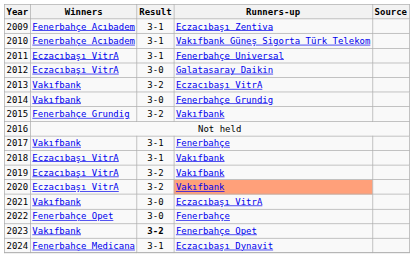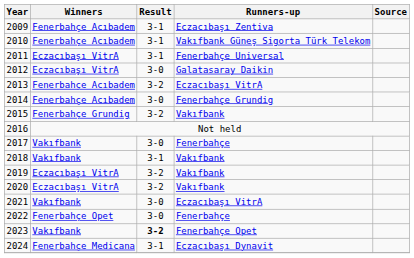(57, 85) Vakıfbank -> (84, 85) Fenerbahçe Acıbadem
(57, 99) Vakıfbank -> (84, 99) Fenerbahçe Acıbadem
(155, 143) 3-1 -> (155, 143) 3-0
(76, 158) Eczacıbaşı VitrA -> (57, 158) Vakıfbank
(200, 187) lightsalmon background -> (200, 187) no background
